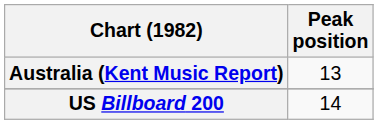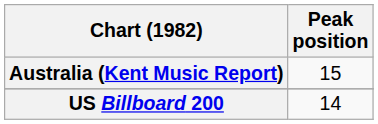(330, 72) 13 -> (330, 72) 15
